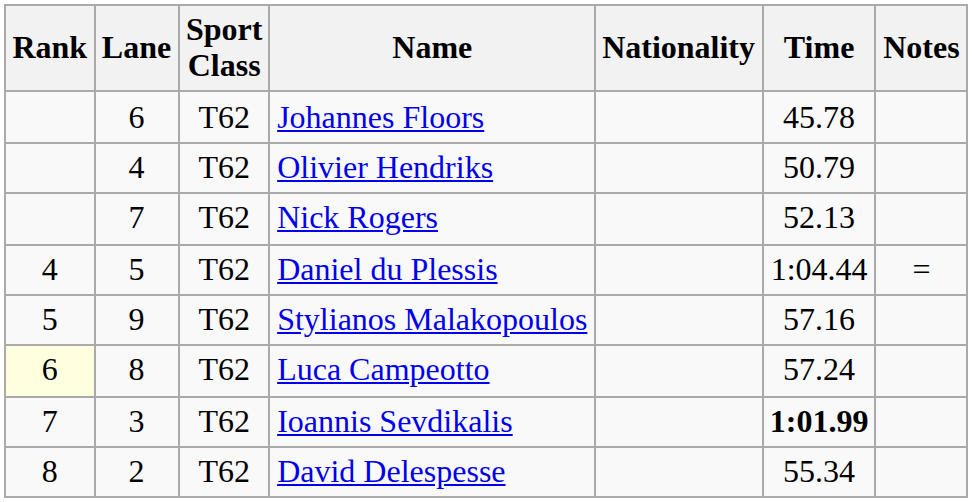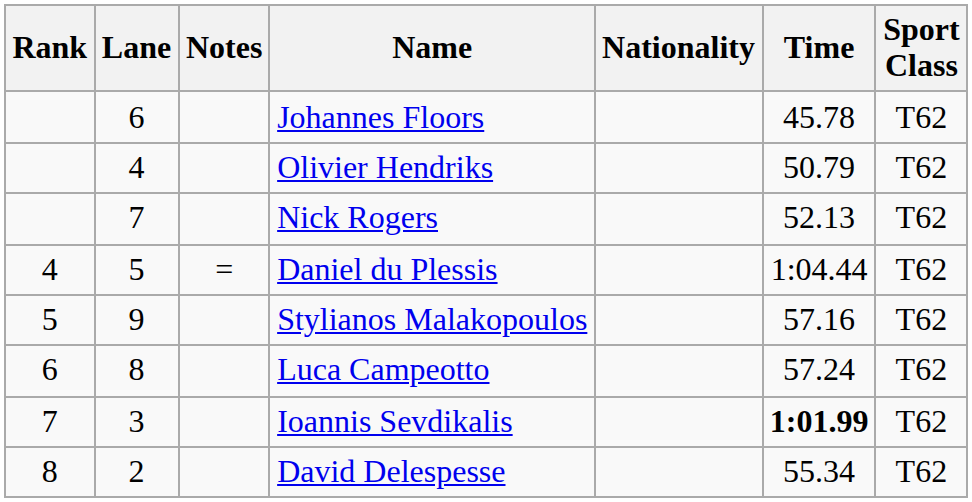columns swapped: (224, 47) <-> (921, 47)
(50, 370) lightyellow background -> (50, 370) no background
